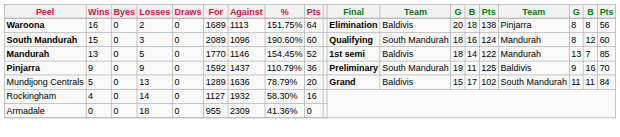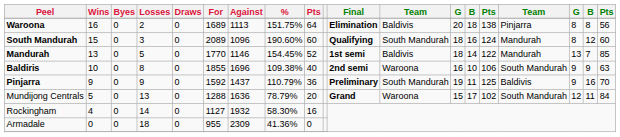+ row: (23, 68)
(216, 82) 1289 -> (216, 96) 1288
(398, 82) Baldivis -> (400, 96) Waroona
(576, 82) 11 -> (576, 96) 12
